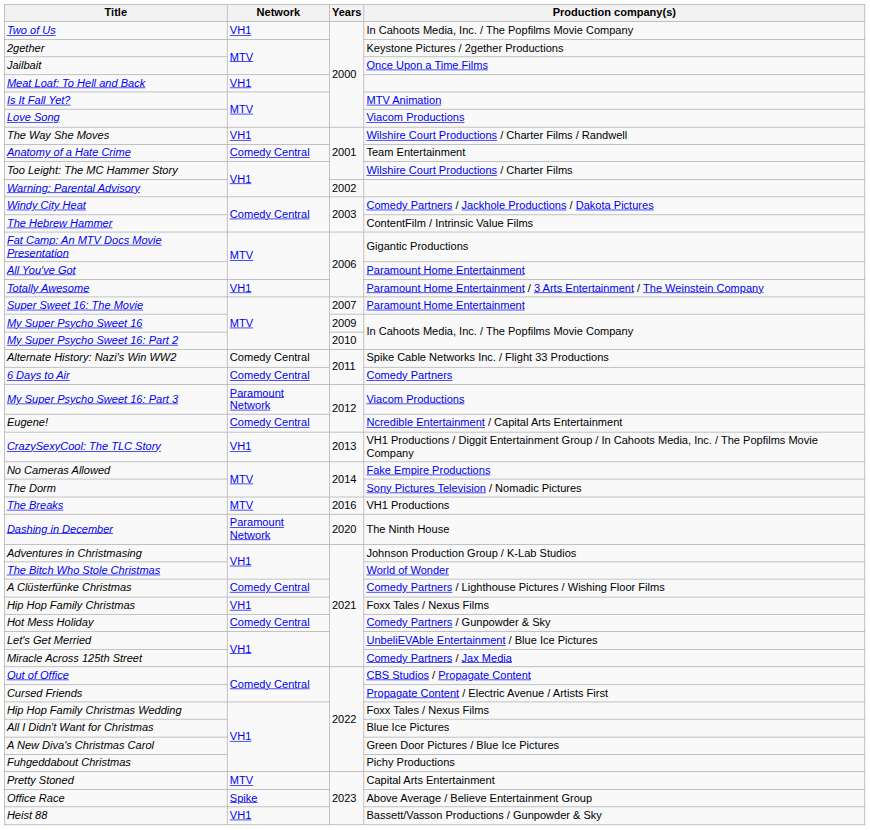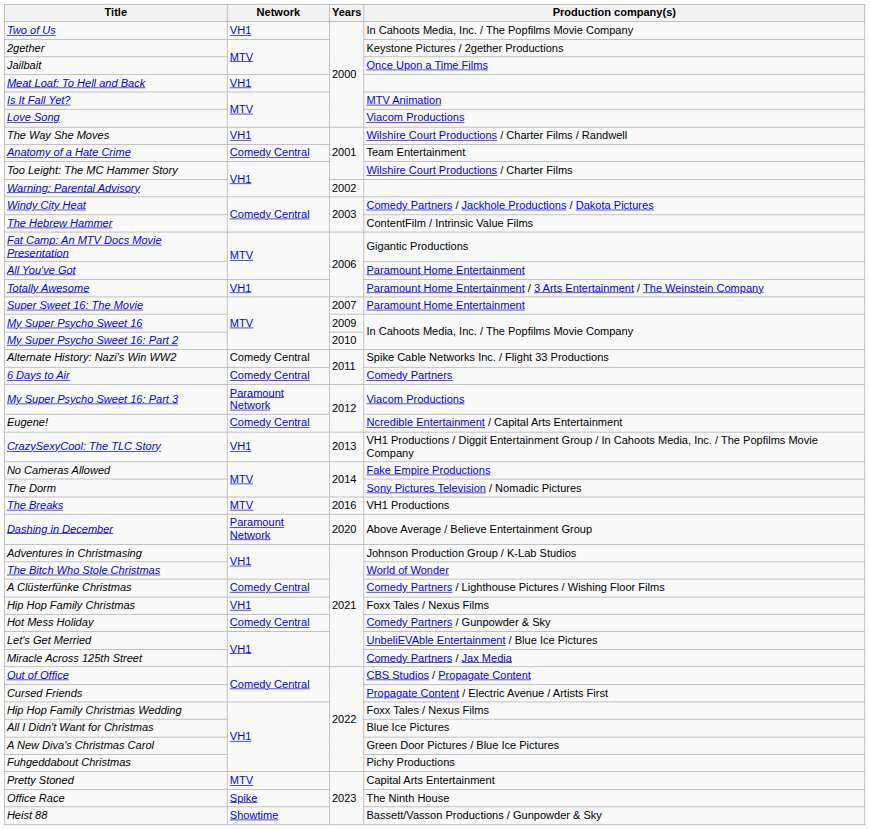(408, 529) The Ninth House -> (479, 529) Above Average / Believe Entertainment Group
(479, 798) Above Average / Believe Entertainment Group -> (408, 798) The Ninth House
(241, 815) VH1 -> (254, 815) Showtime
